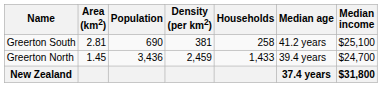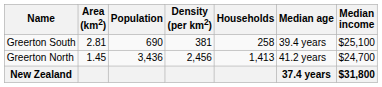(302, 42) 41.2 years -> (302, 42) 39.4 years
(199, 58) 2,459 -> (199, 58) 2,456
(262, 58) 1,433 -> (262, 58) 1,413
(302, 58) 39.4 years -> (302, 58) 41.2 years
